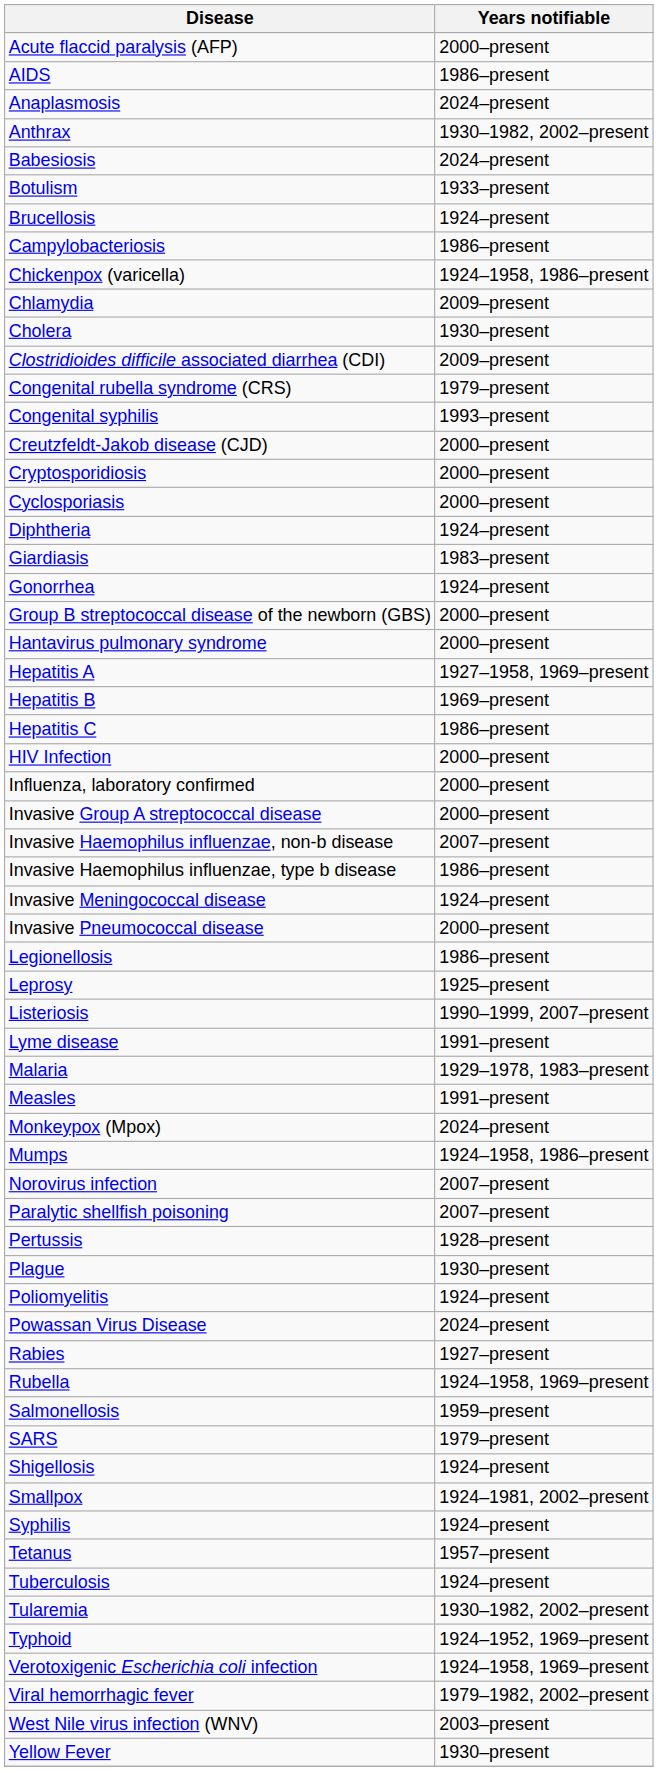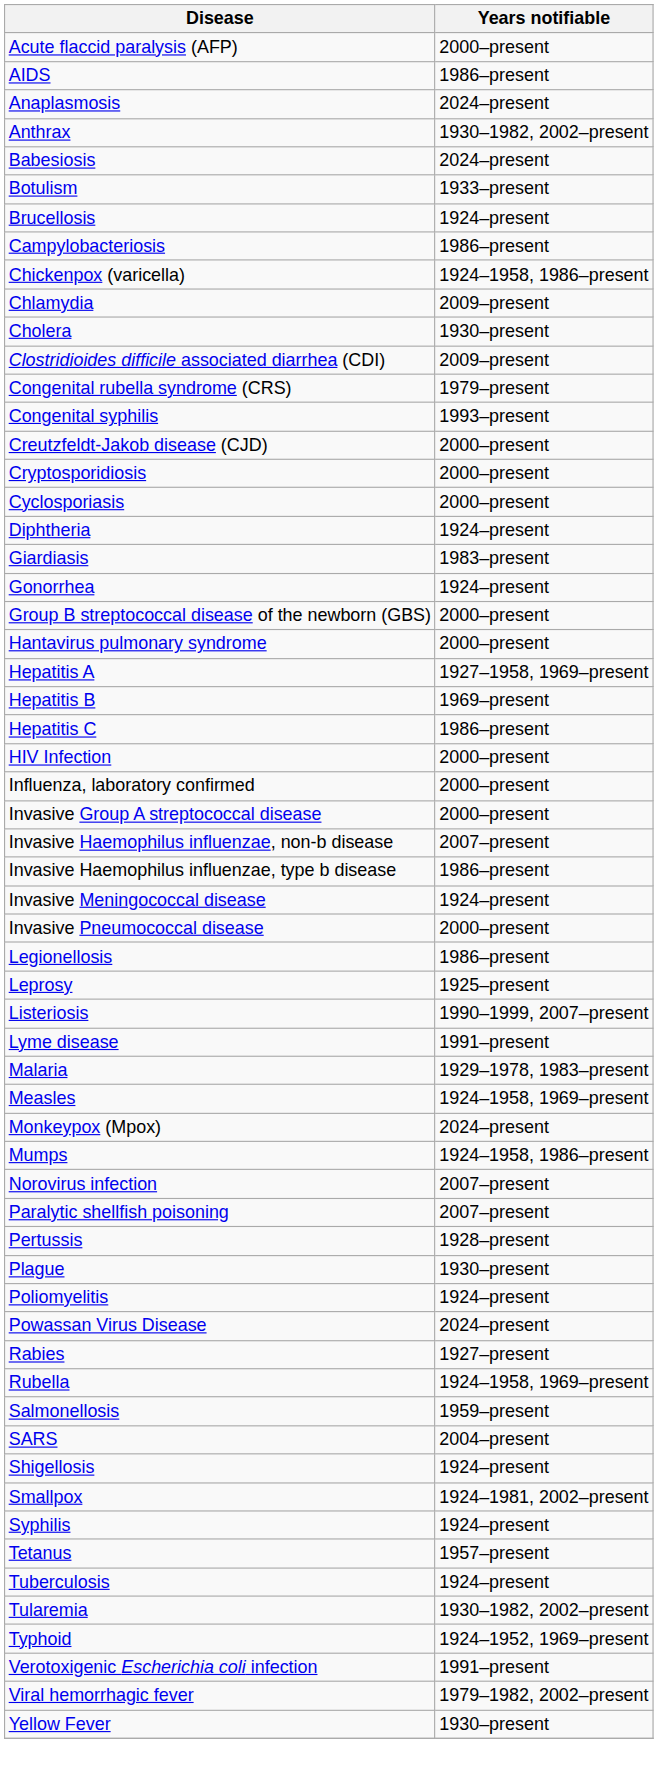(494, 1098) 1991–present -> (544, 1098) 1924–1958, 1969–present
(494, 1439) 1979–present -> (494, 1439) 2004–present
(544, 1667) 1924–1958, 1969–present -> (494, 1667) 1991–present
- row: (133, 1723)
